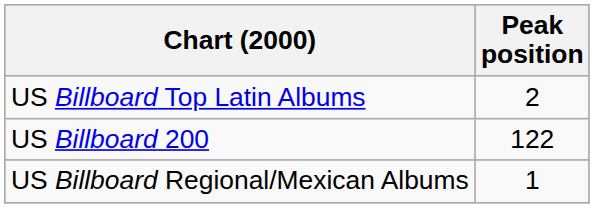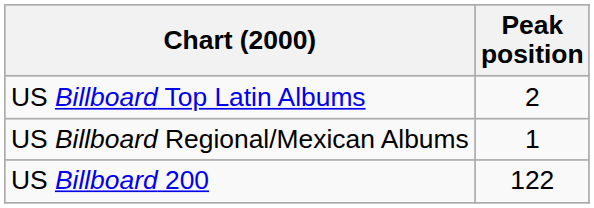rows swapped: (240, 180) <-> (110, 138)
